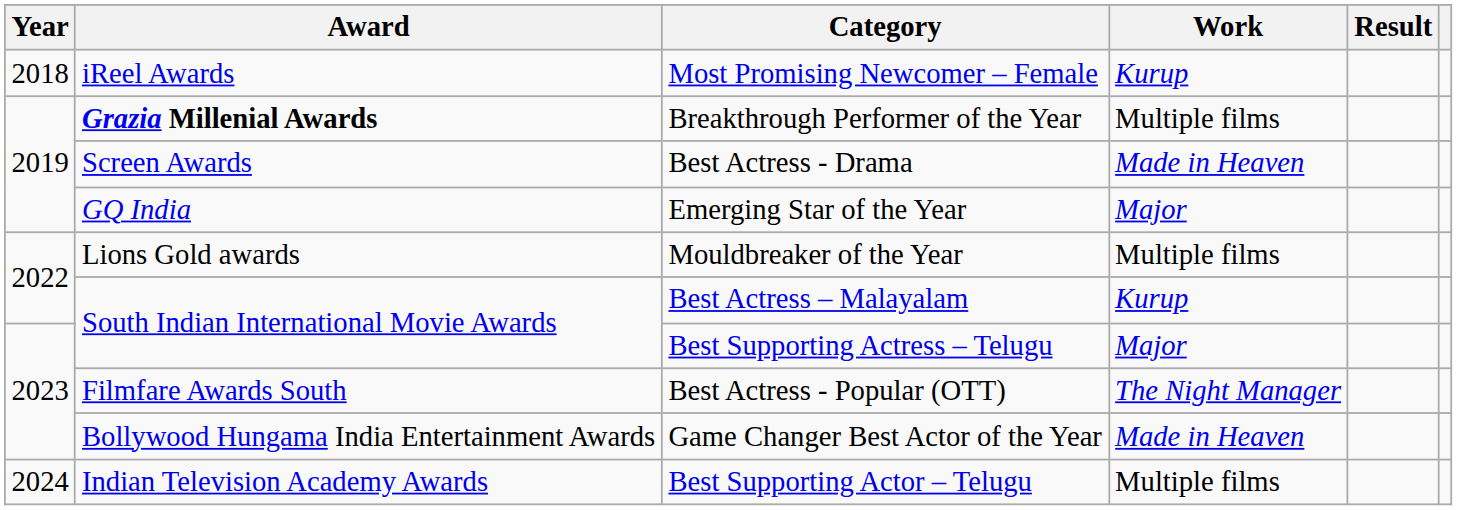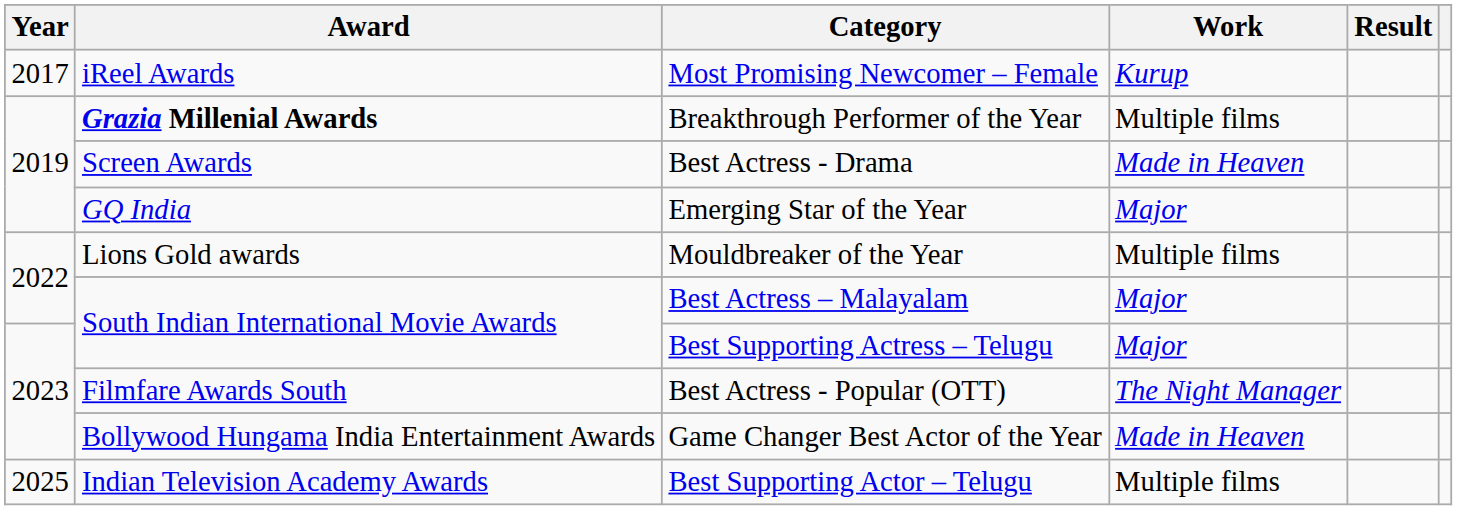(40, 72) 2018 -> (40, 72) 2017
(1152, 299) Kurup -> (1151, 299) Major
(40, 481) 2024 -> (40, 481) 2025
